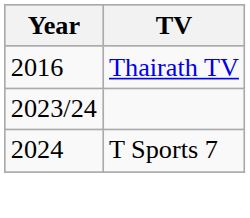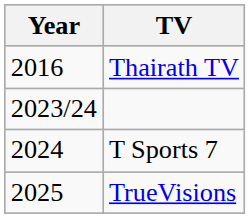+ row: (173, 191)
